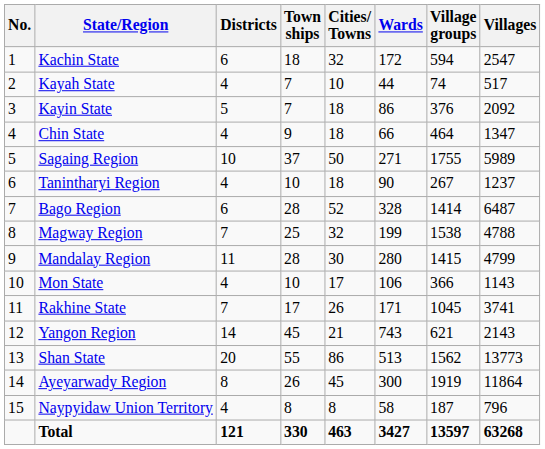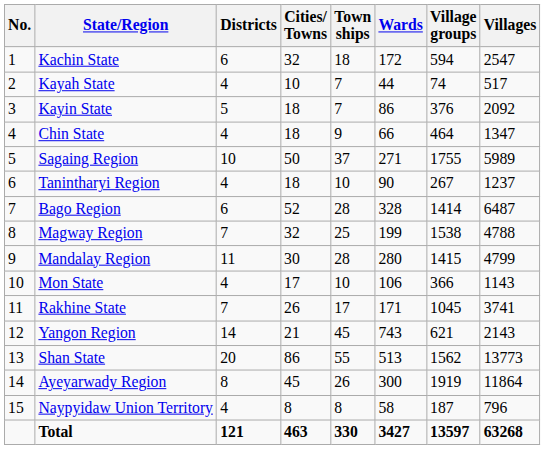columns swapped: (302, 25) <-> (350, 25)
